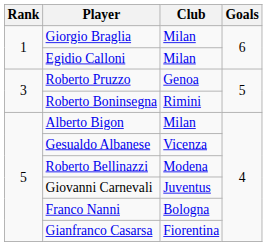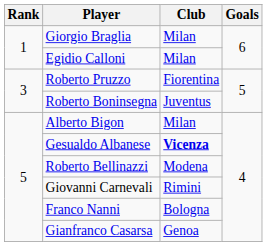(181, 79) Genoa -> (191, 79) Fiorentina
(182, 101) Rimini -> (187, 101) Juventus
(185, 144) normal -> (186, 144) bold
(187, 187) Juventus -> (182, 187) Rimini
(191, 230) Fiorentina -> (181, 230) Genoa
